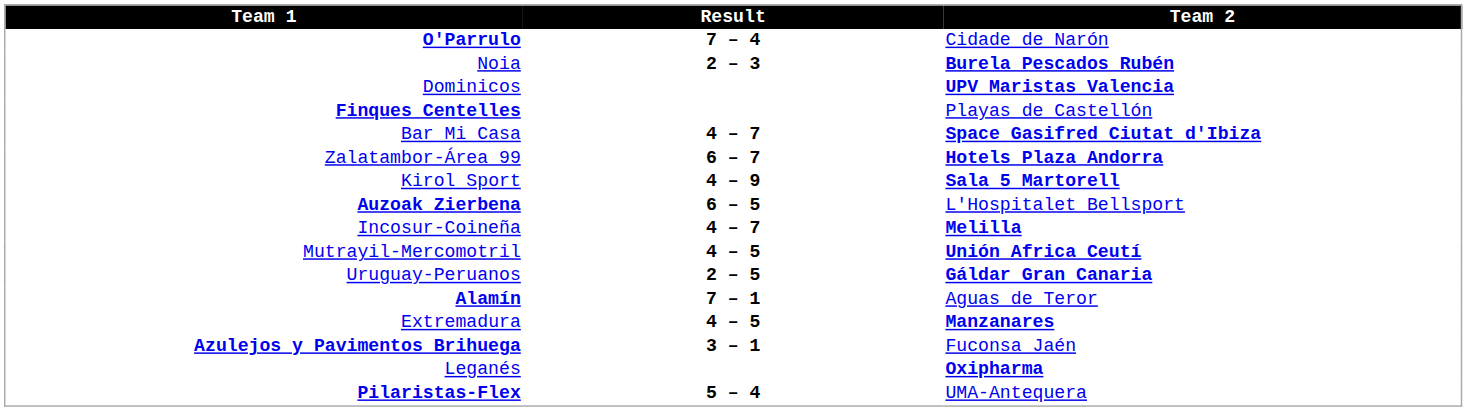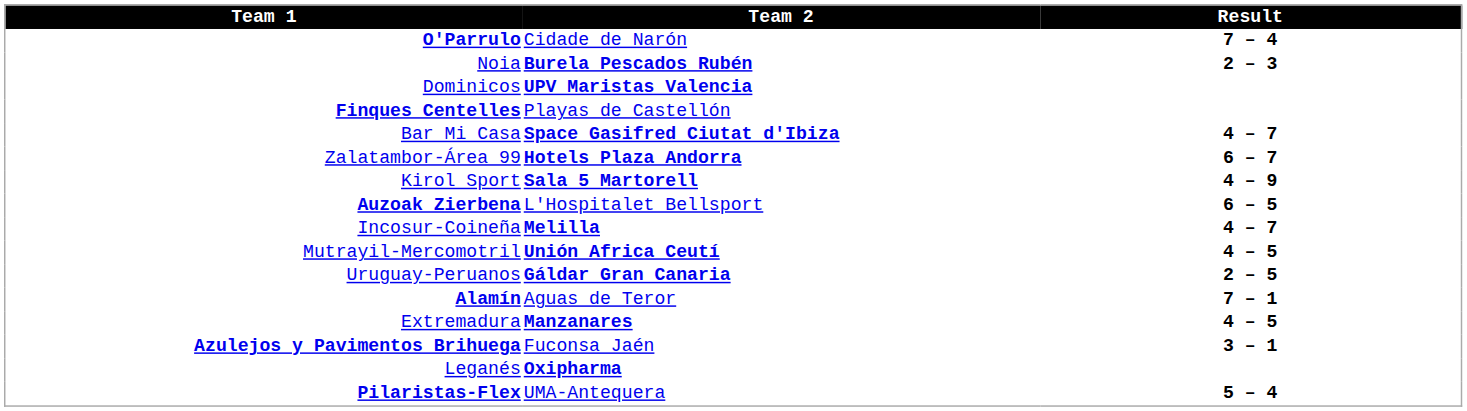columns swapped: (733, 17) <-> (1202, 17)
